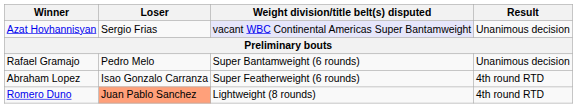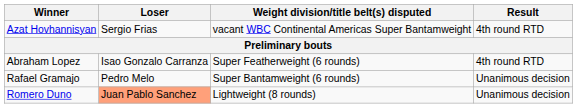(342, 29) lavender background -> (342, 29) no background
(523, 29) Unanimous decision -> (510, 29) 4th round RTD
rows swapped: (43, 62) <-> (43, 78)
(510, 95) 4th round RTD -> (523, 95) Unanimous decision
